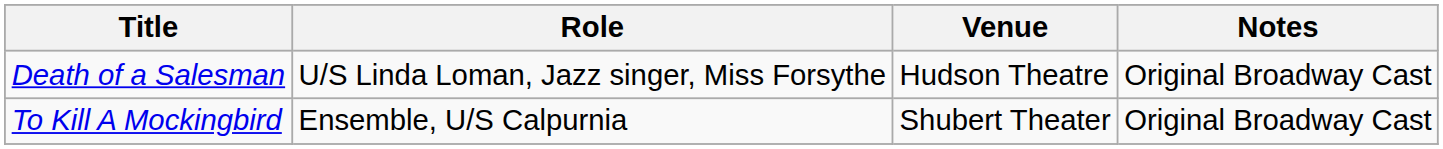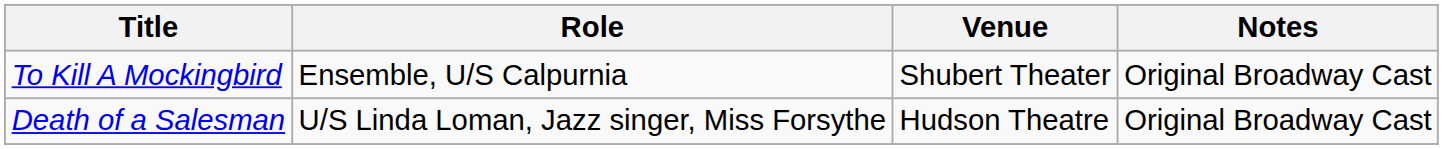rows swapped: (147, 120) <-> (148, 74)
